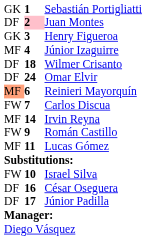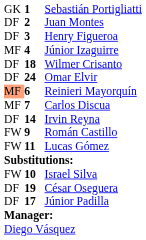(27, 22) pink background -> (27, 22) no background
(12, 36) GK -> (11, 36) DF
(13, 105) FW -> (12, 105) MF
(12, 119) MF -> (11, 119) DF
(12, 146) MF -> (13, 146) FW
(30, 187) 16 -> (30, 187) 19
